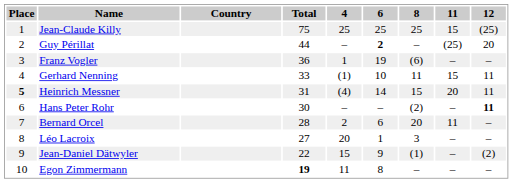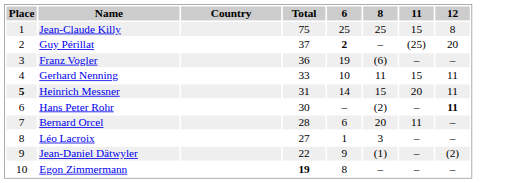- column: (344, 13)
(489, 29) (25) -> (453, 29) 8
(304, 45) 44 -> (304, 45) 37
